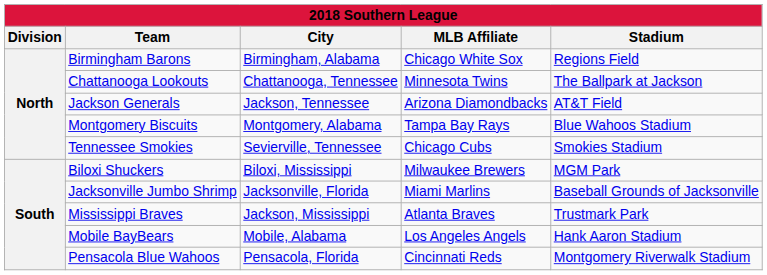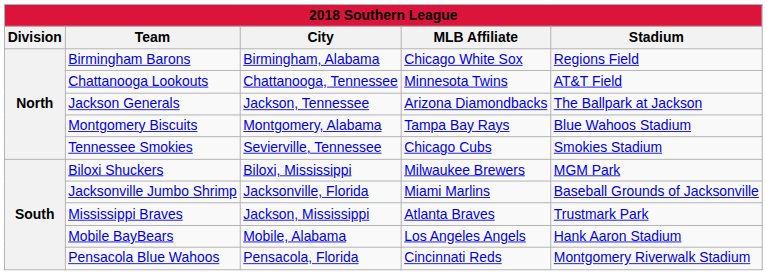(628, 81) The Ballpark at Jackson -> (588, 81) AT&T Field
(588, 103) AT&T Field -> (628, 103) The Ballpark at Jackson
